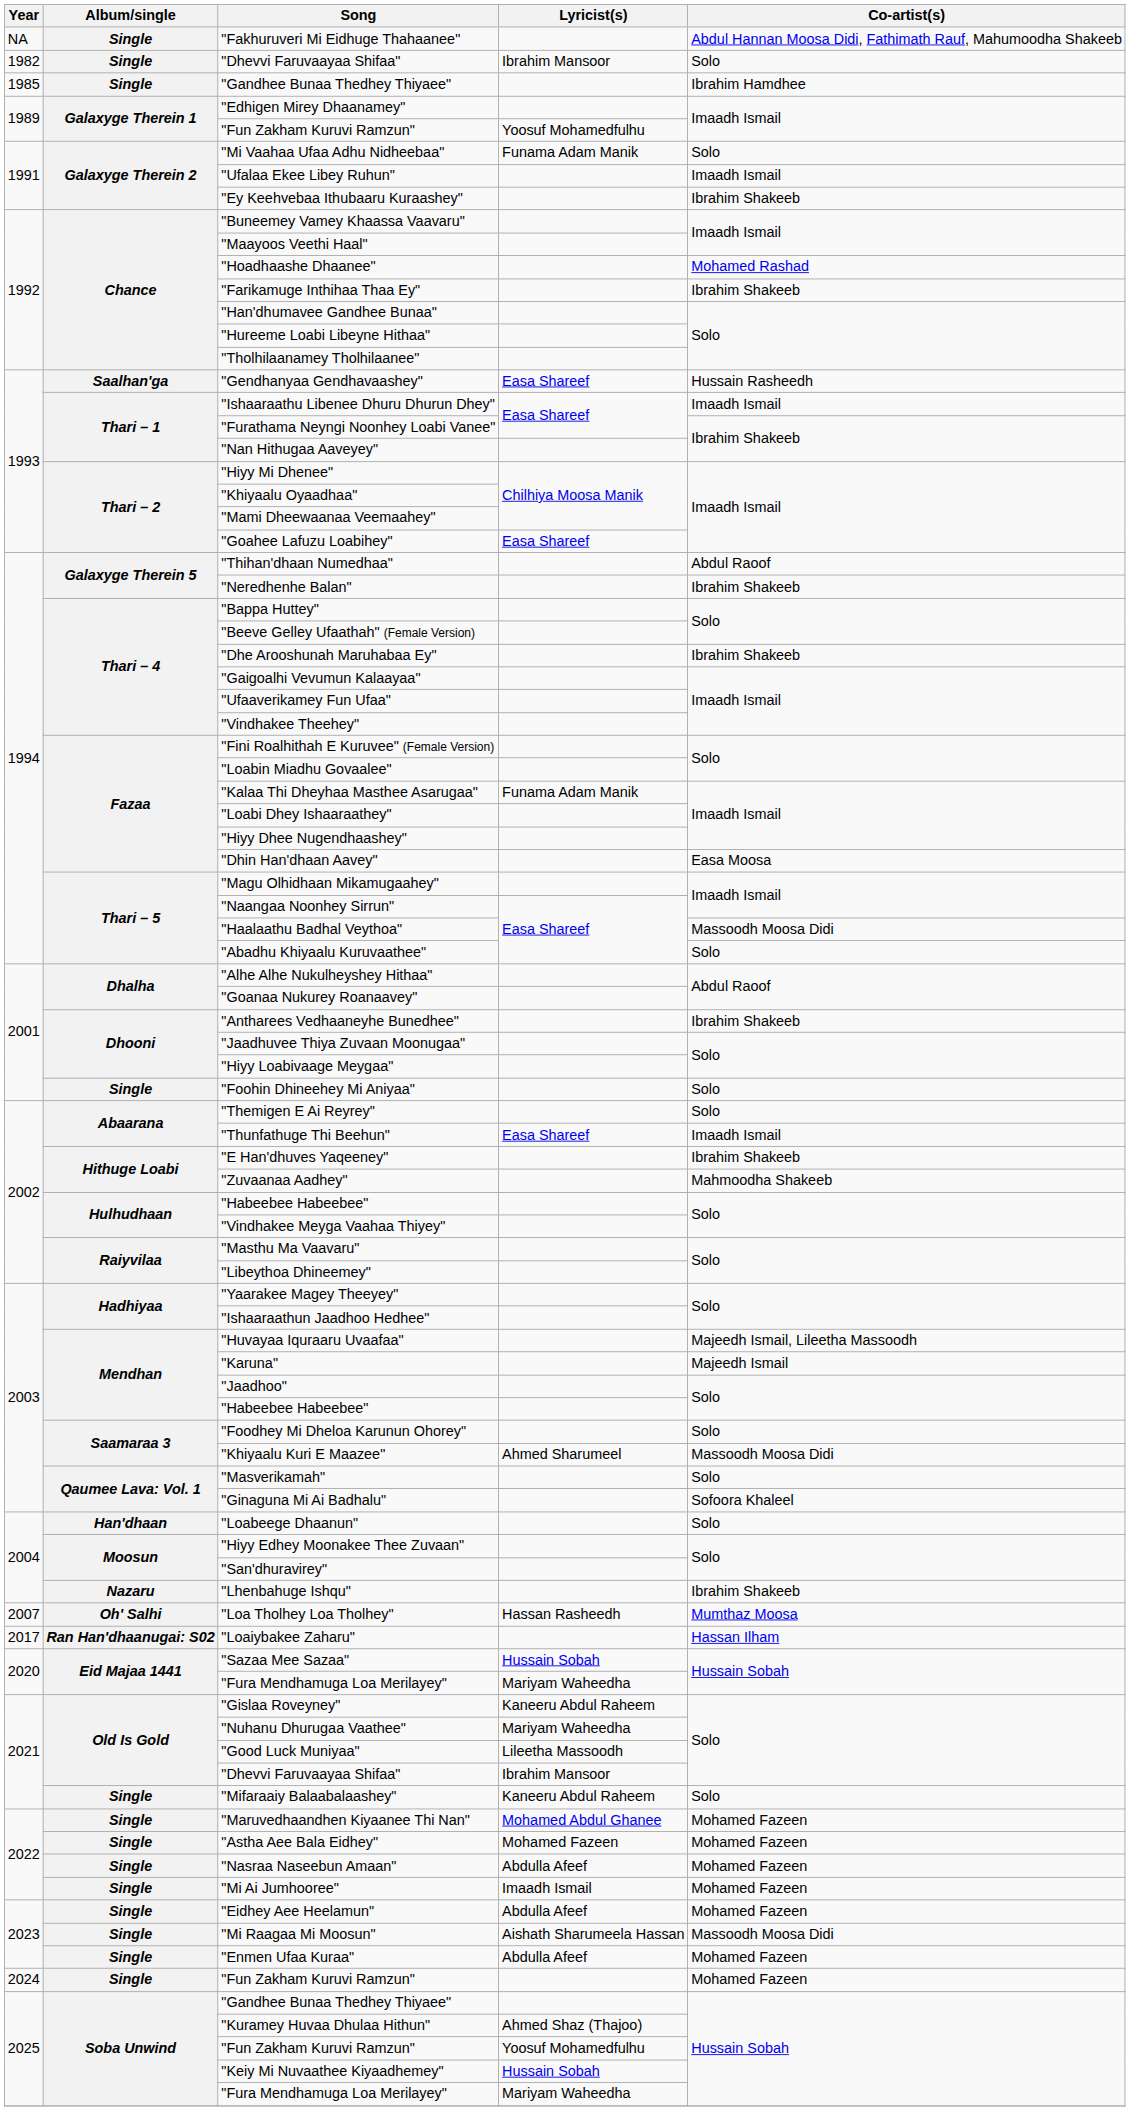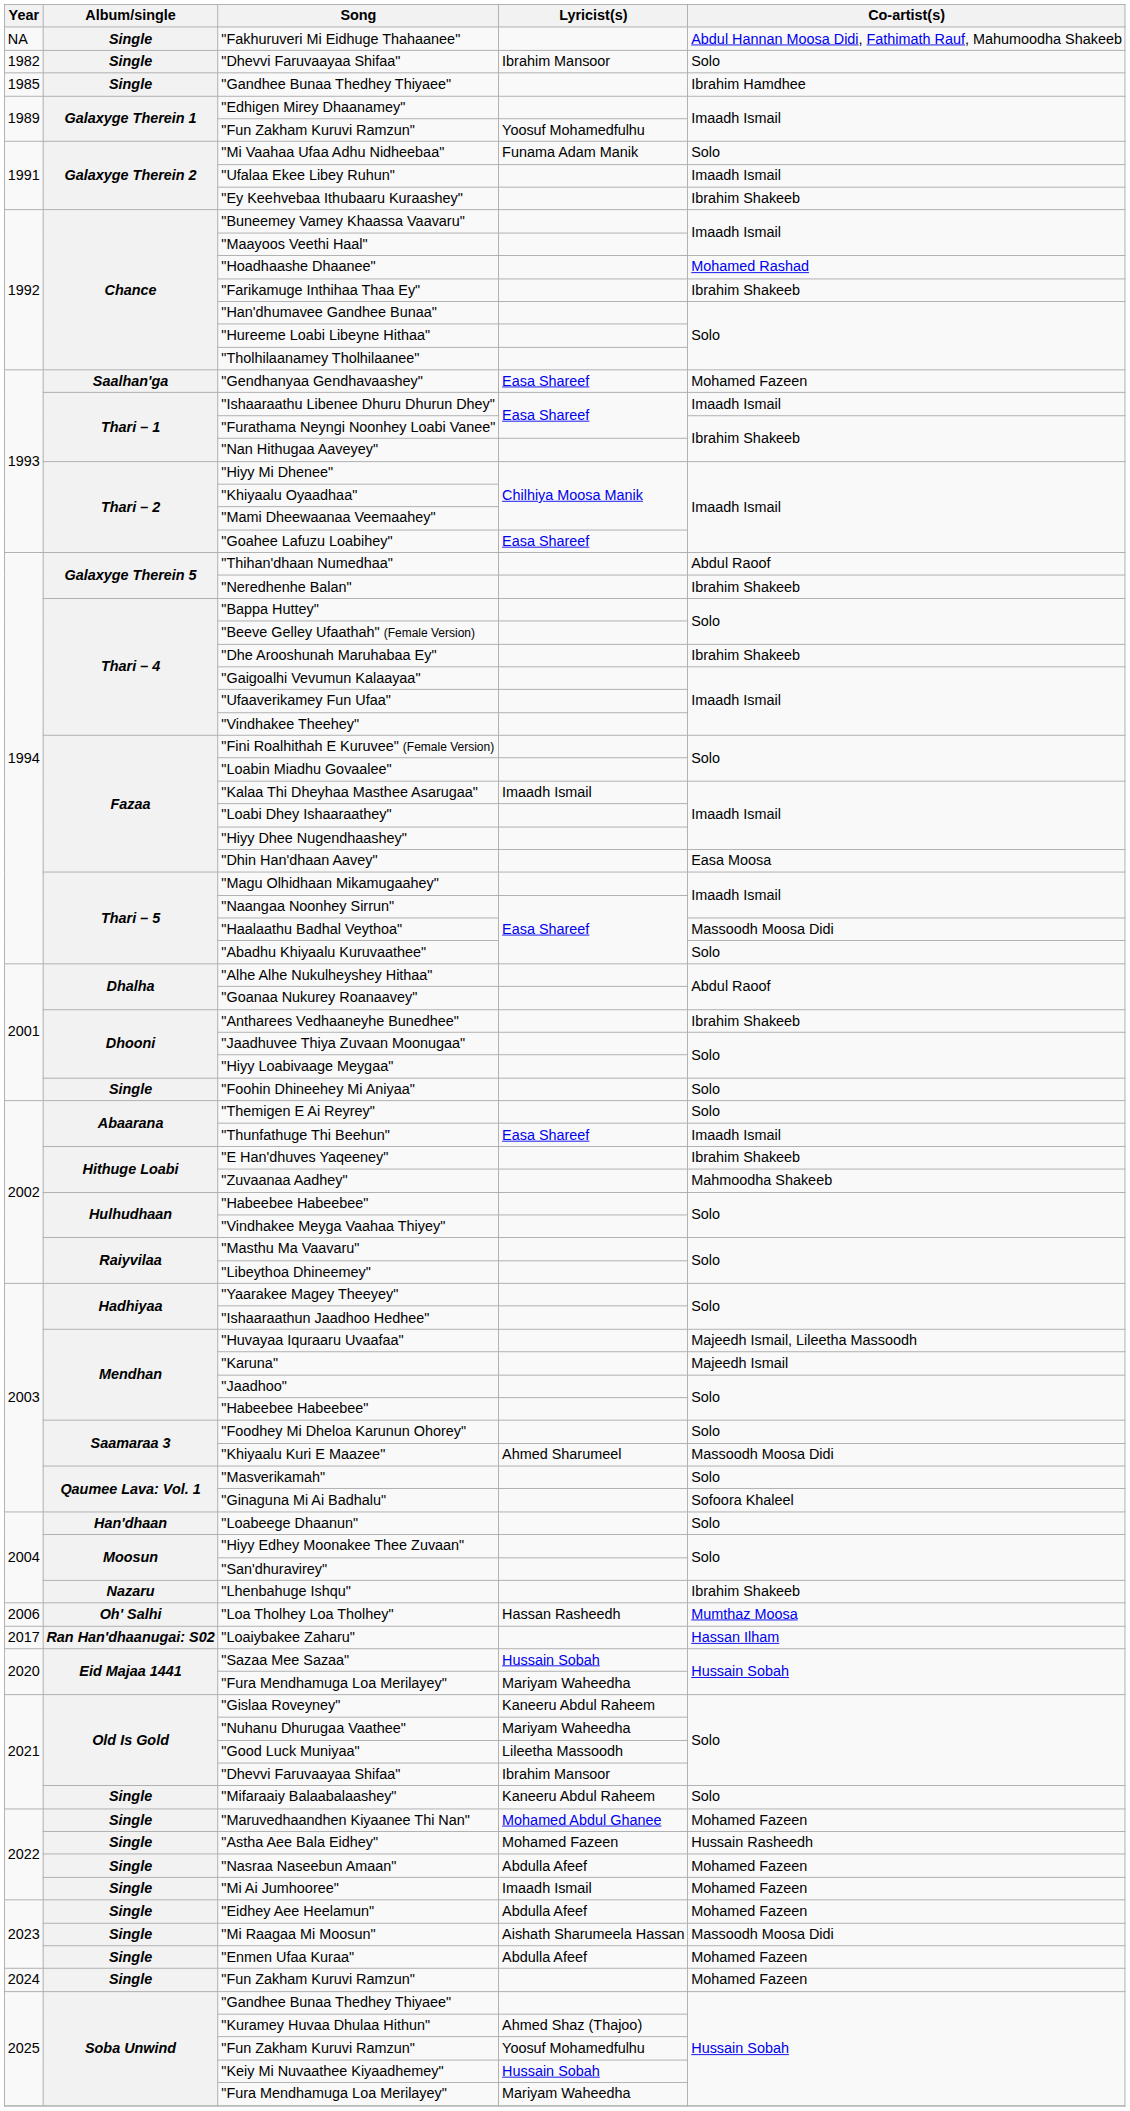(752, 381) Hussain Rasheedh -> (749, 381) Mohamed Fazeen
(570, 792) Funama Adam Manik -> (547, 792) Imaadh Ismail
(24, 1614) 2007 -> (24, 1614) 2006
(749, 1842) Mohamed Fazeen -> (752, 1842) Hussain Rasheedh
